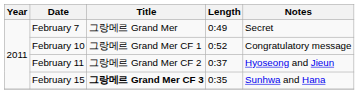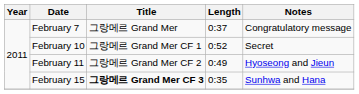(218, 28) 0:49 -> (218, 28) 0:37
(259, 28) Secret -> (298, 28) Congratulatory message
(298, 45) Congratulatory message -> (259, 45) Secret
(218, 63) 0:37 -> (218, 63) 0:49
